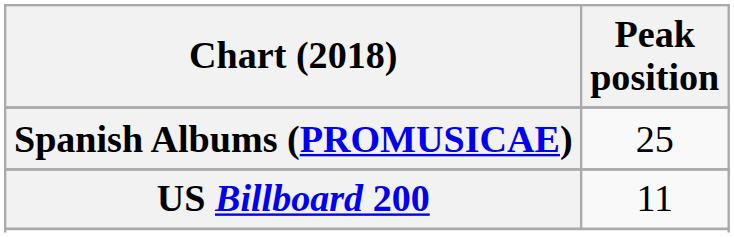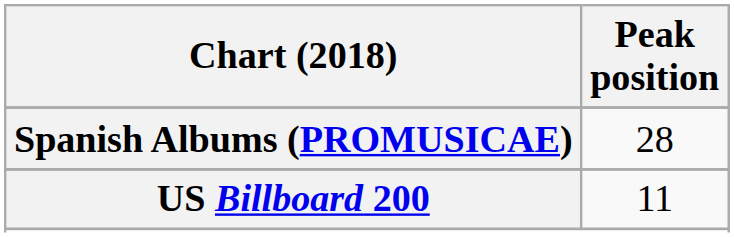(655, 137) 25 -> (655, 137) 28
